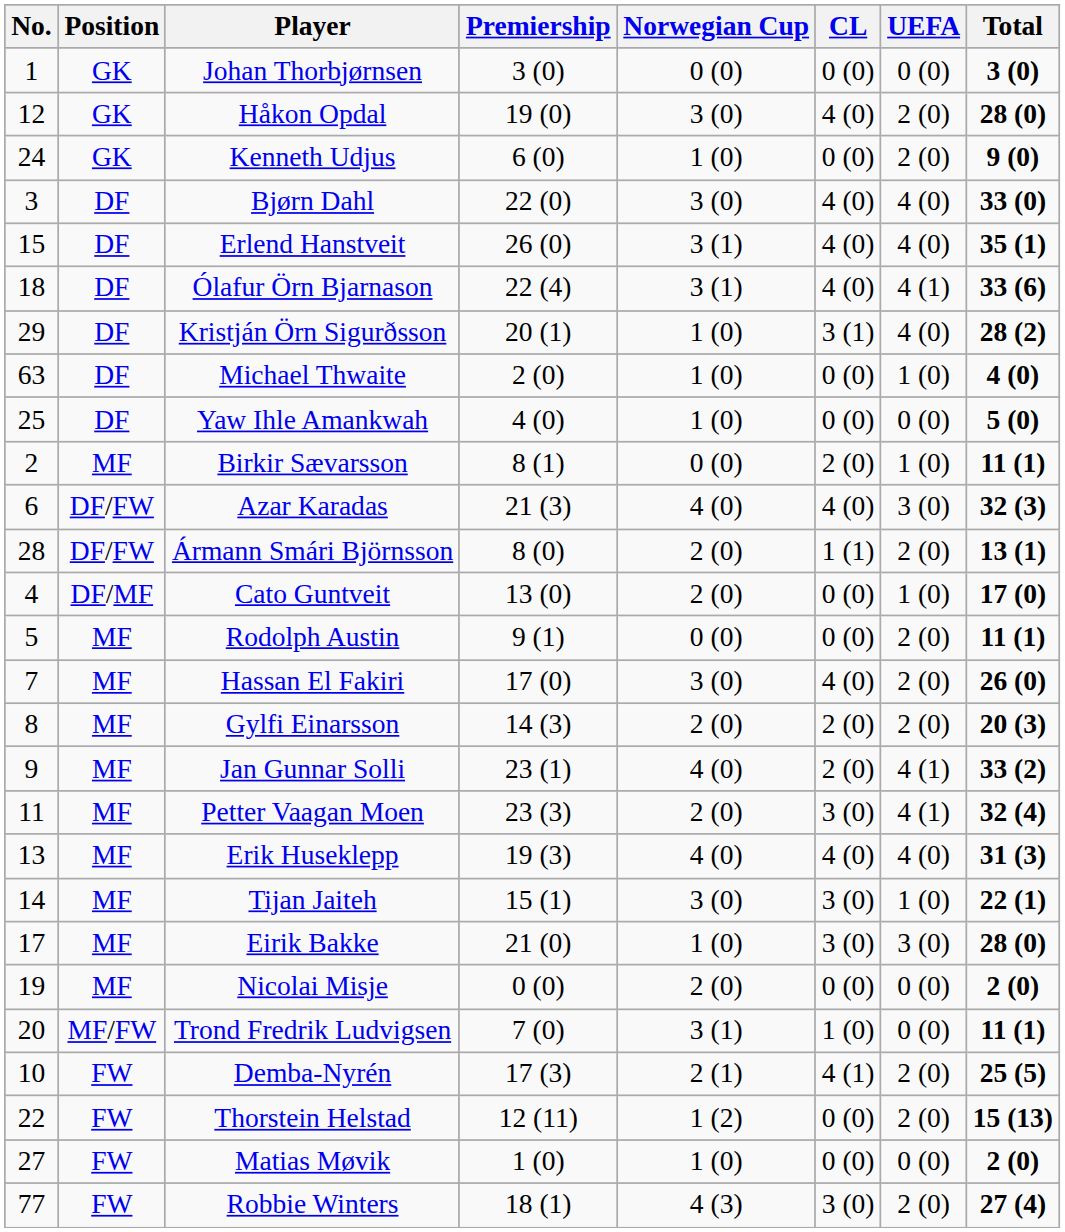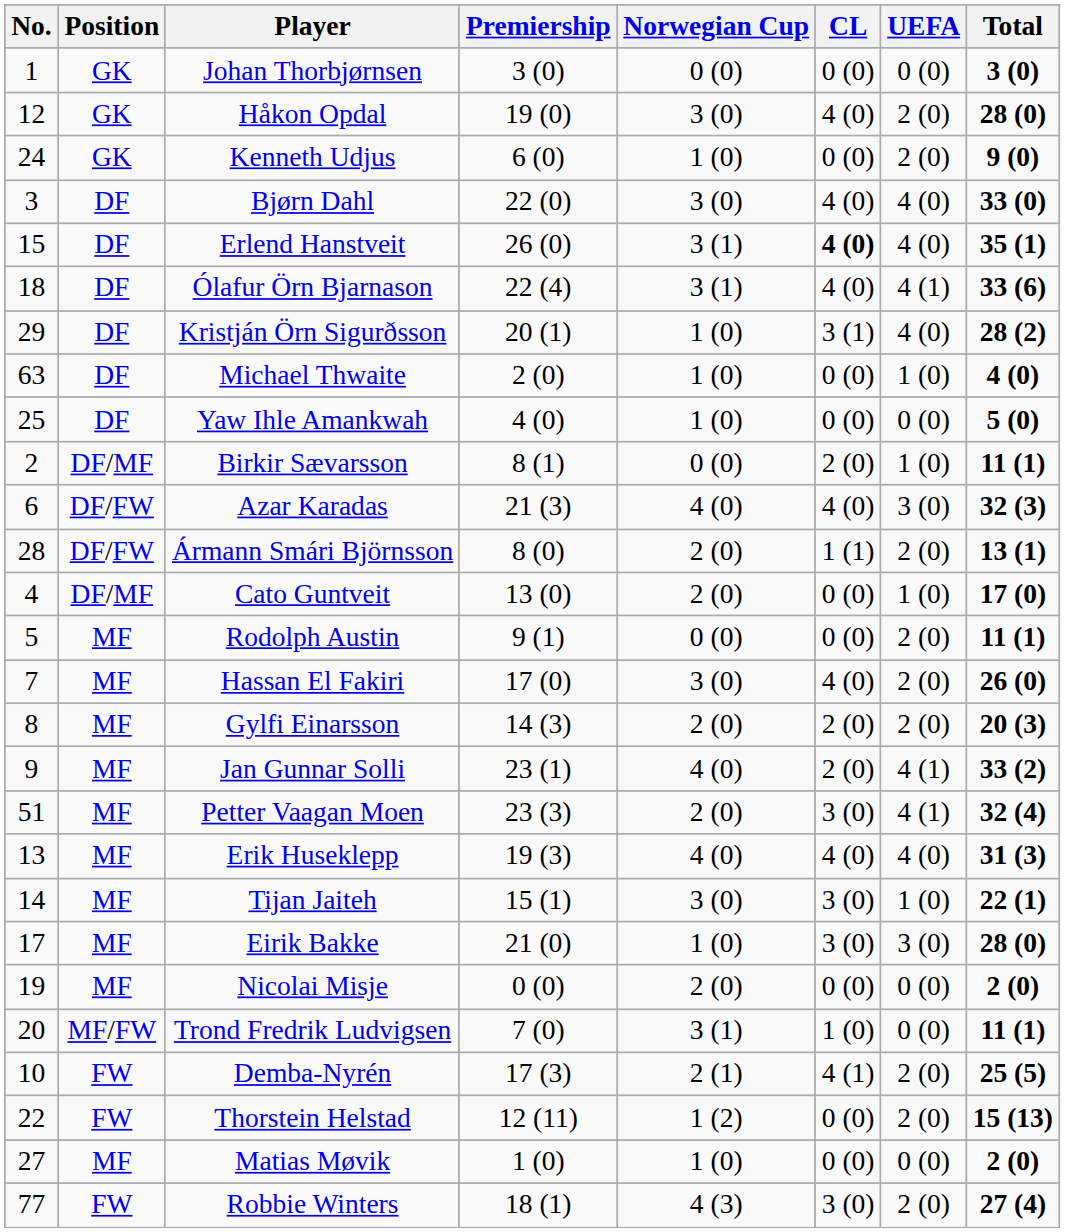(848, 244) normal -> (848, 244) bold
(112, 462) MF -> (112, 462) DF/MF
(31, 811) 11 -> (31, 811) 51
(112, 1161) FW -> (112, 1161) MF
